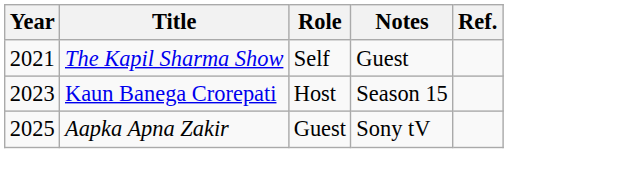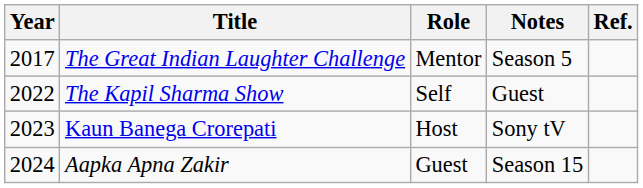+ row: (235, 57)
(32, 57) 2021 -> (32, 93) 2022
(402, 93) Season 15 -> (529, 128) Sony tV
(32, 128) 2025 -> (32, 164) 2024
(393, 128) Sony tV -> (537, 164) Season 15
